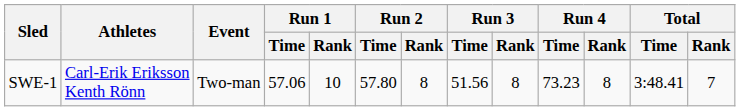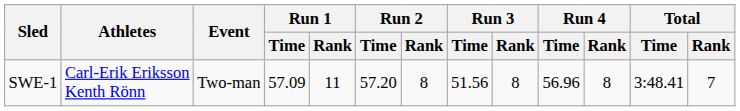(287, 82) 57.06 -> (287, 82) 57.09
(333, 82) 10 -> (333, 82) 11
(378, 82) 57.80 -> (378, 82) 57.20
(561, 82) 73.23 -> (561, 82) 56.96
